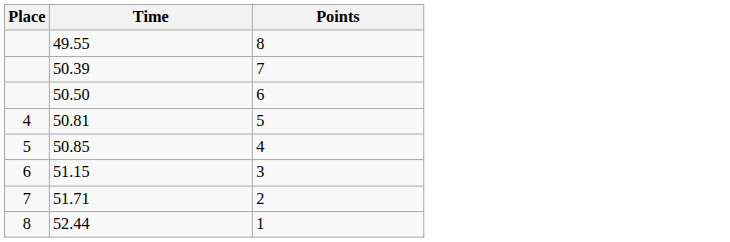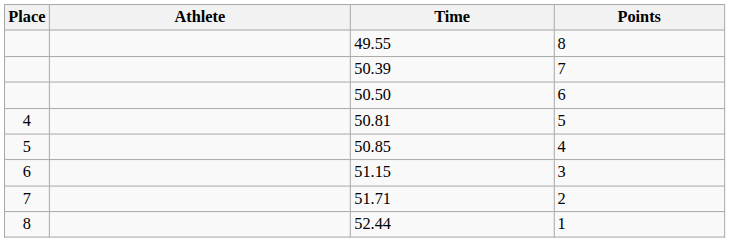+ column: (200, 17)
